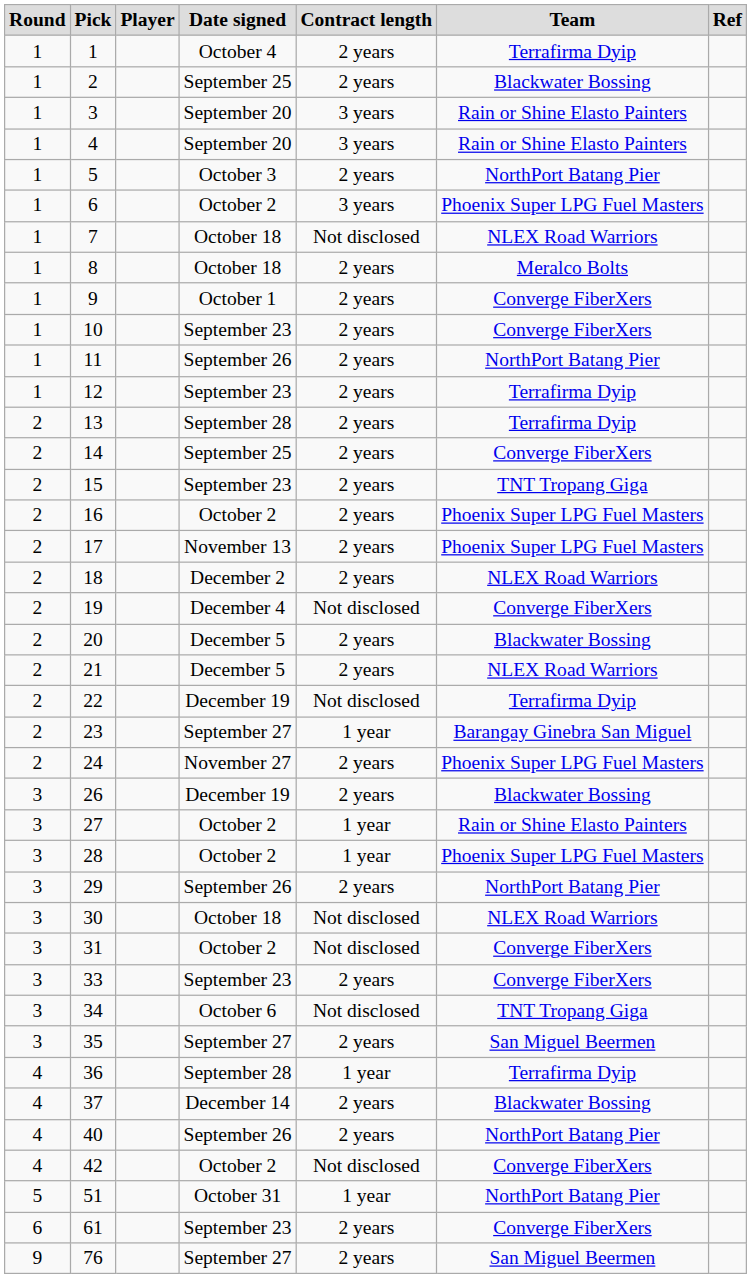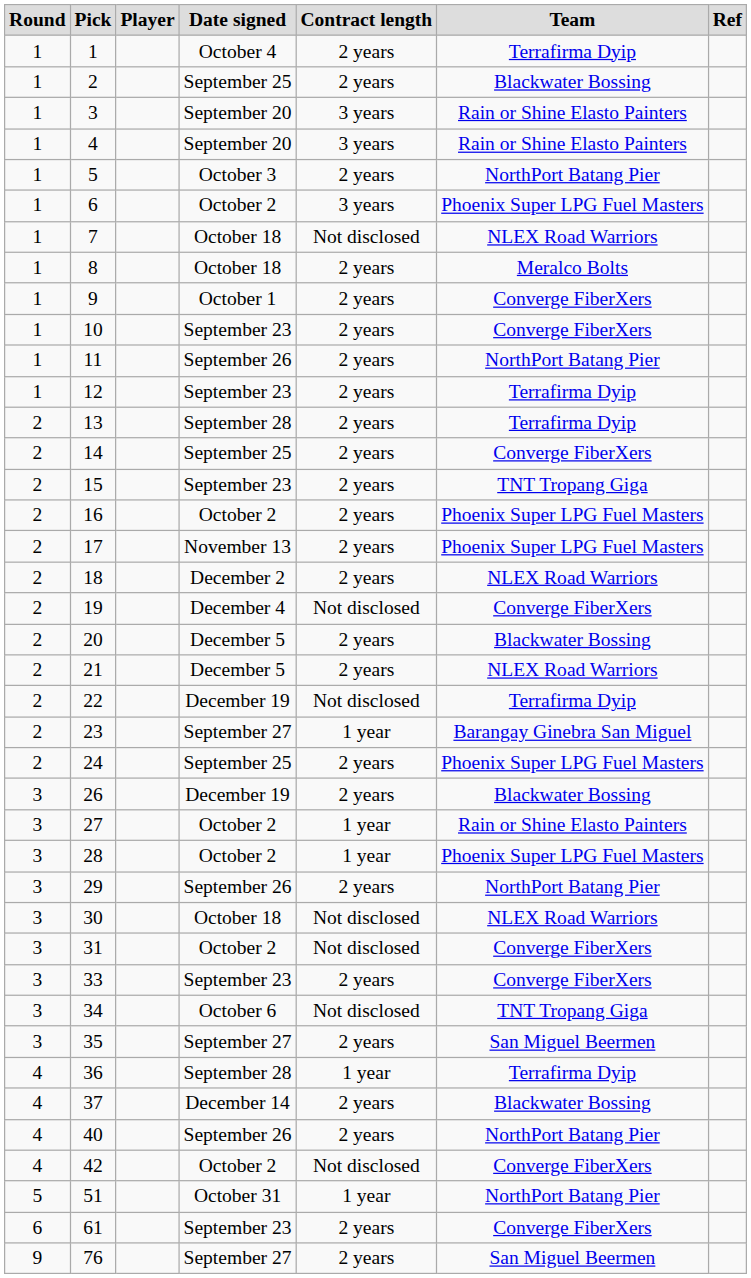(238, 762) November 27 -> (238, 762) September 25
